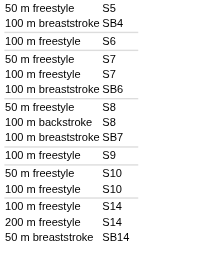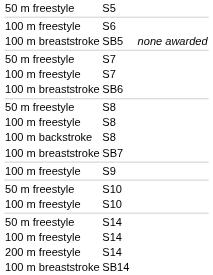- row: (52, 23)
+ row: (52, 41)
+ row: (43, 122)
+ row: (40, 222)
- row: (49, 237)
+ row: (52, 267)
